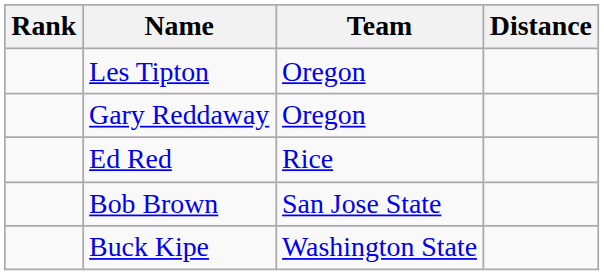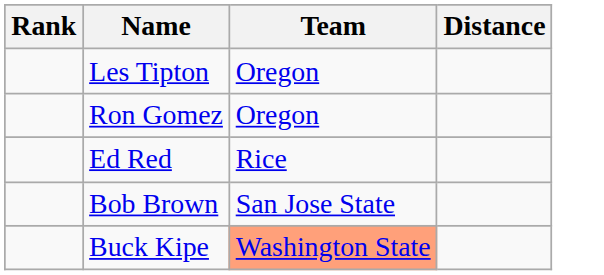- row: (179, 114)
+ row: (156, 114)
(380, 247) no background -> (333, 247) lightsalmon background
